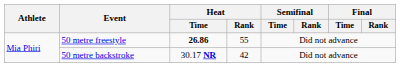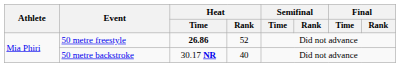(244, 40) 55 -> (244, 40) 52
(244, 55) 42 -> (244, 55) 40
